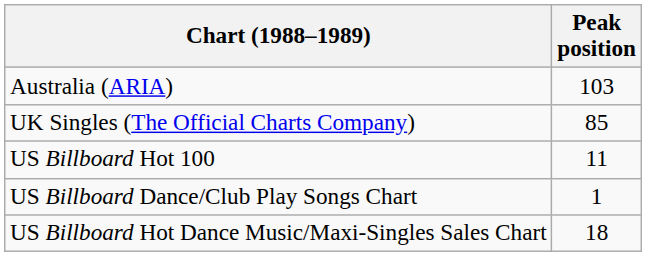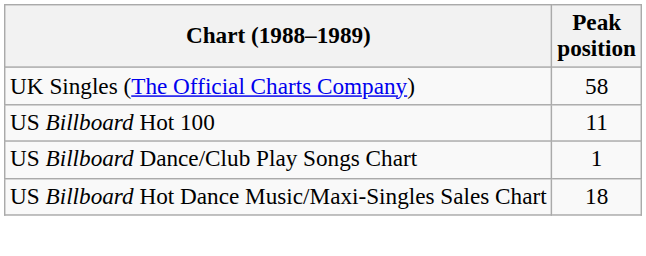- row: (92, 85)
(597, 122) 85 -> (597, 85) 58
